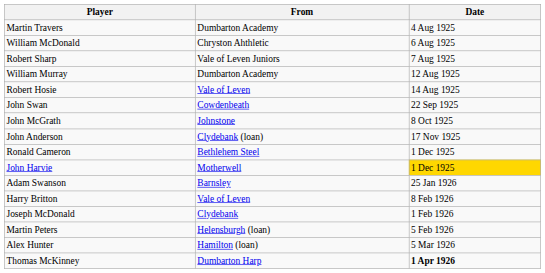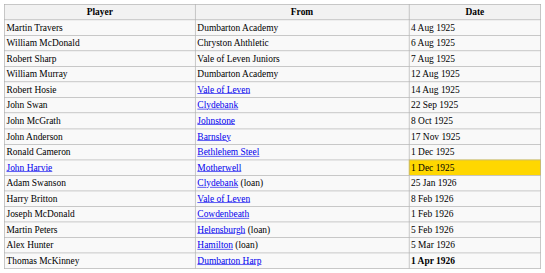(223, 105) Cowdenbeath -> (218, 105) Clydebank
(230, 136) Clydebank (loan) -> (214, 136) Barnsley
(214, 183) Barnsley -> (230, 183) Clydebank (loan)
(218, 214) Clydebank -> (223, 214) Cowdenbeath
